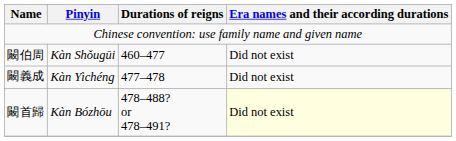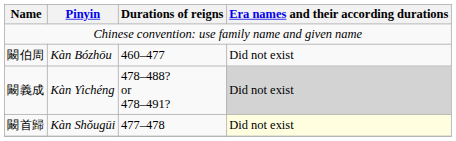(83, 55) Kàn Shǒugūi -> (81, 55) Kàn Bózhōu
(143, 77) 477–478 -> (146, 90) 478–488? or 478–491?
(261, 77) no background -> (261, 90) lightgrey background
(81, 112) Kàn Bózhōu -> (83, 125) Kàn Shǒugūi
(146, 112) 478–488? or 478–491? -> (143, 125) 477–478
